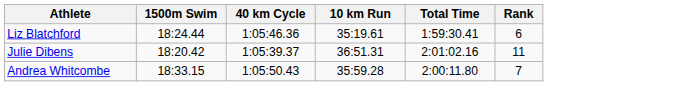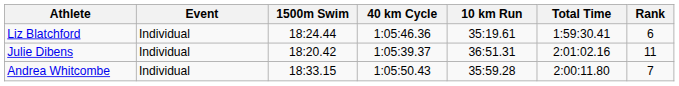+ column: (202, 14)
